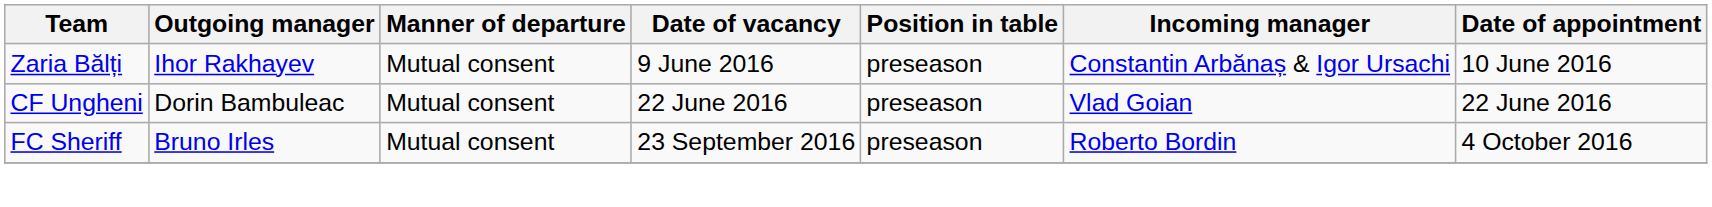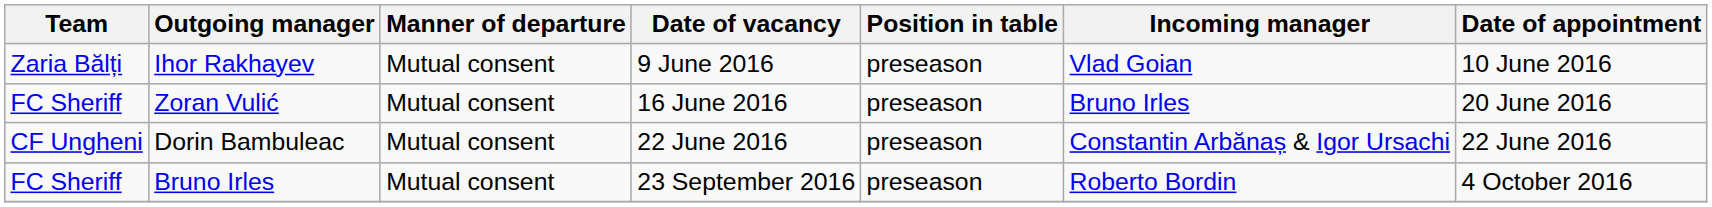(1260, 63) Constantin Arbănaș & Igor Ursachi -> (1131, 63) Vlad Goian
+ row: (217, 102)
(1131, 102) Vlad Goian -> (1260, 142) Constantin Arbănaș & Igor Ursachi
